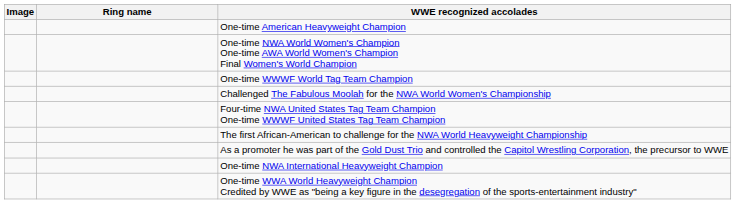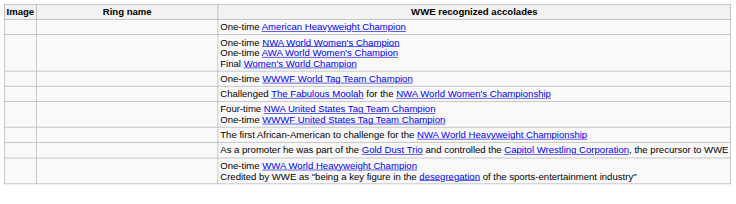- row: (331, 165)
